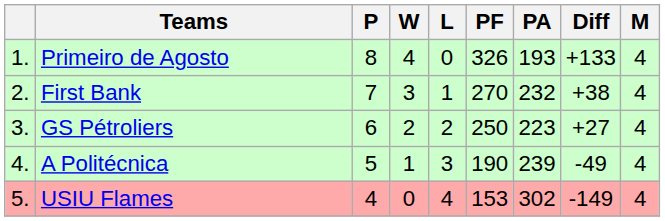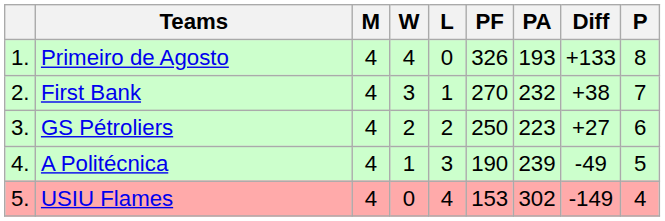columns swapped: (640, 22) <-> (371, 22)
